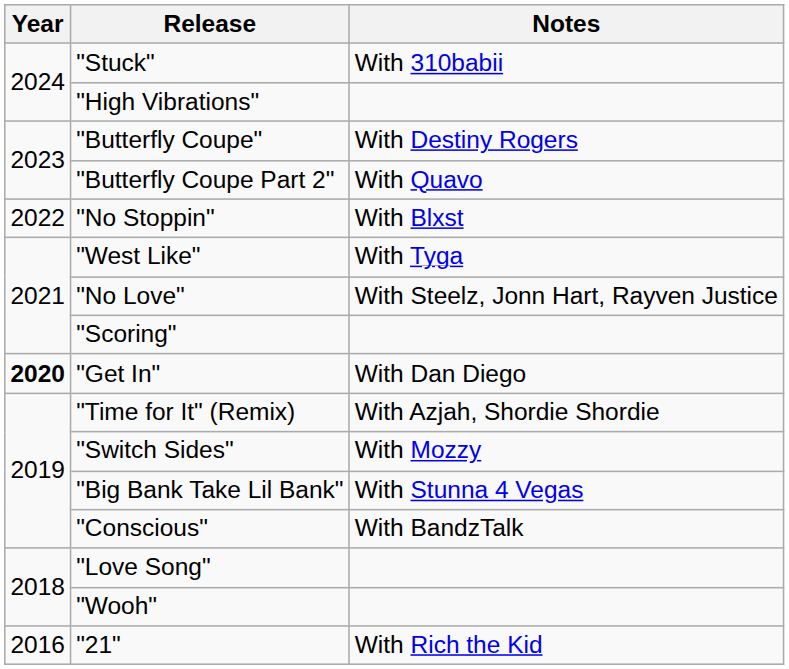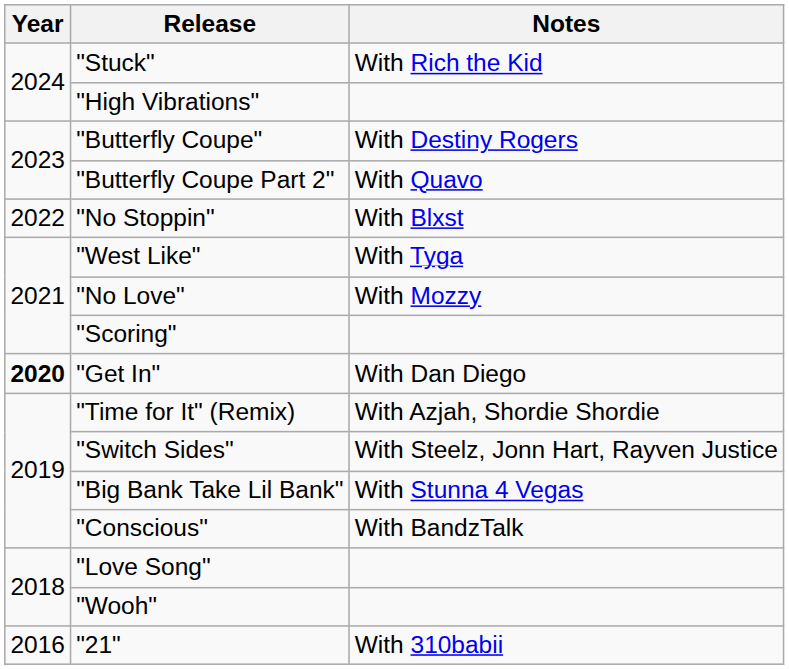(429, 62) With 310babii -> (449, 62) With Rich the Kid
(566, 295) With Steelz, Jonn Hart, Rayven Justice -> (418, 295) With Mozzy
(418, 450) With Mozzy -> (566, 450) With Steelz, Jonn Hart, Rayven Justice
(449, 645) With Rich the Kid -> (429, 645) With 310babii
